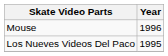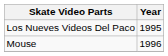rows swapped: (71, 43) <-> (21, 28)
